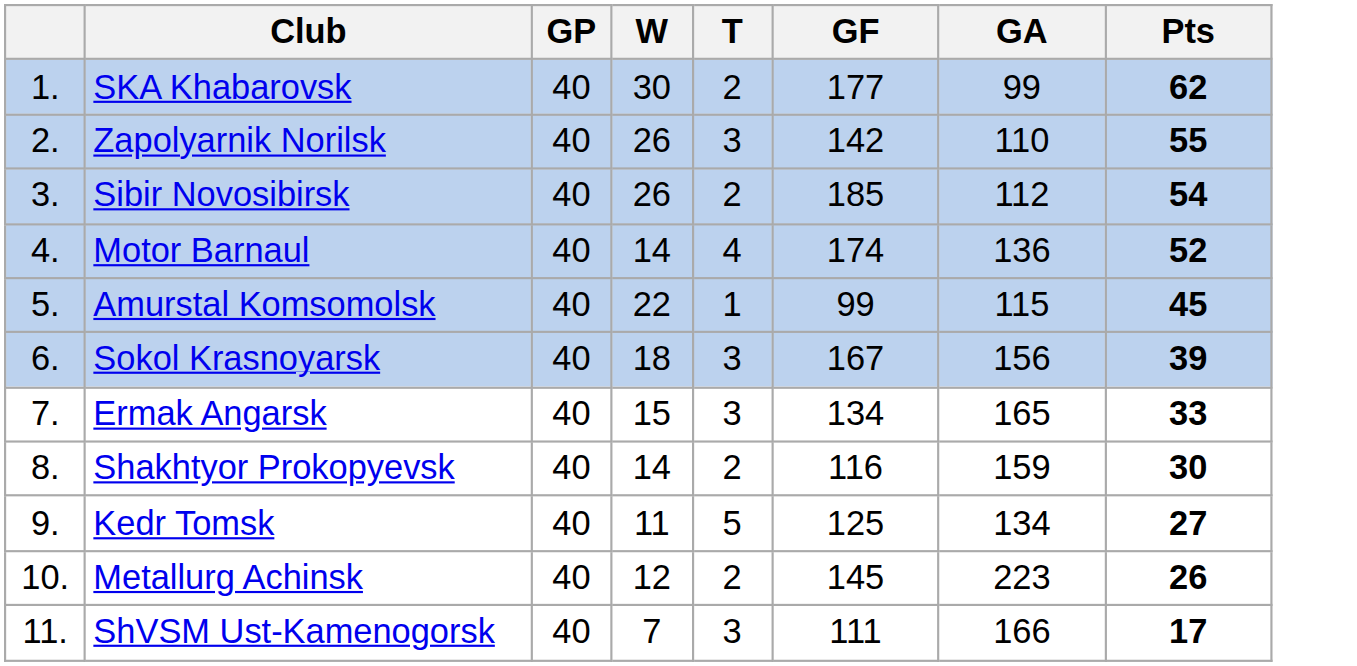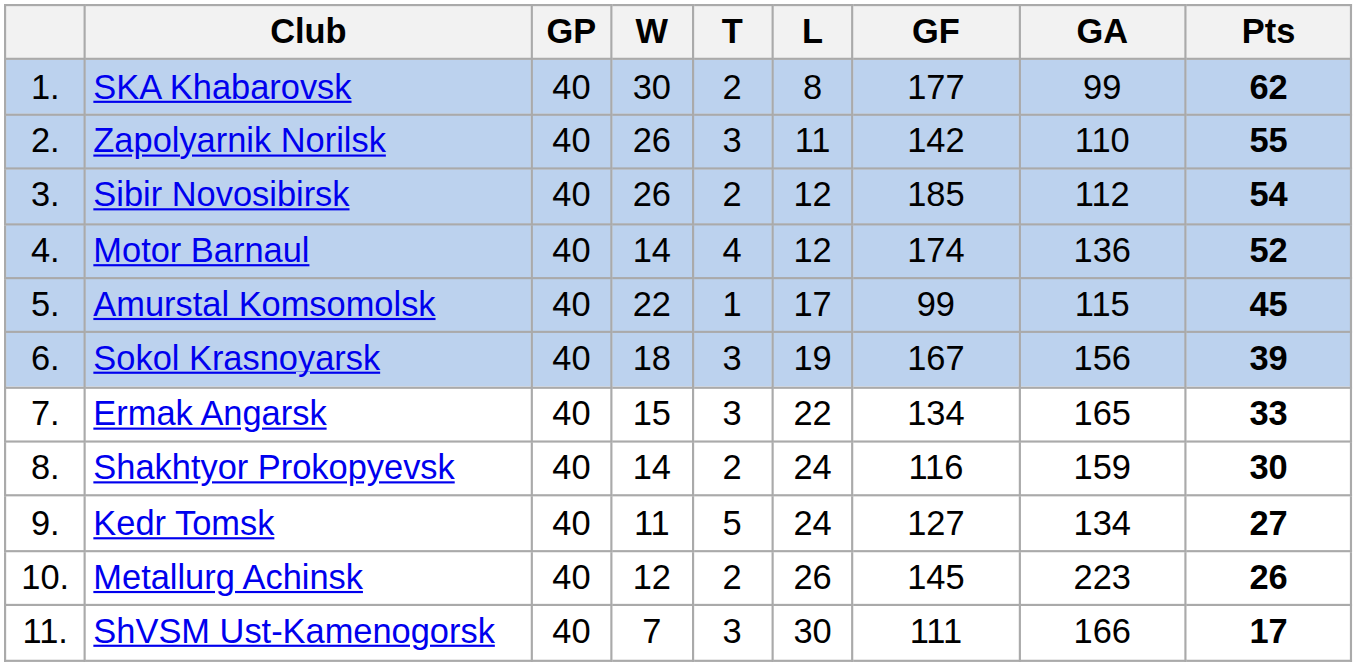+ column: (813, 31)
(856, 522) 125 -> (936, 522) 127
